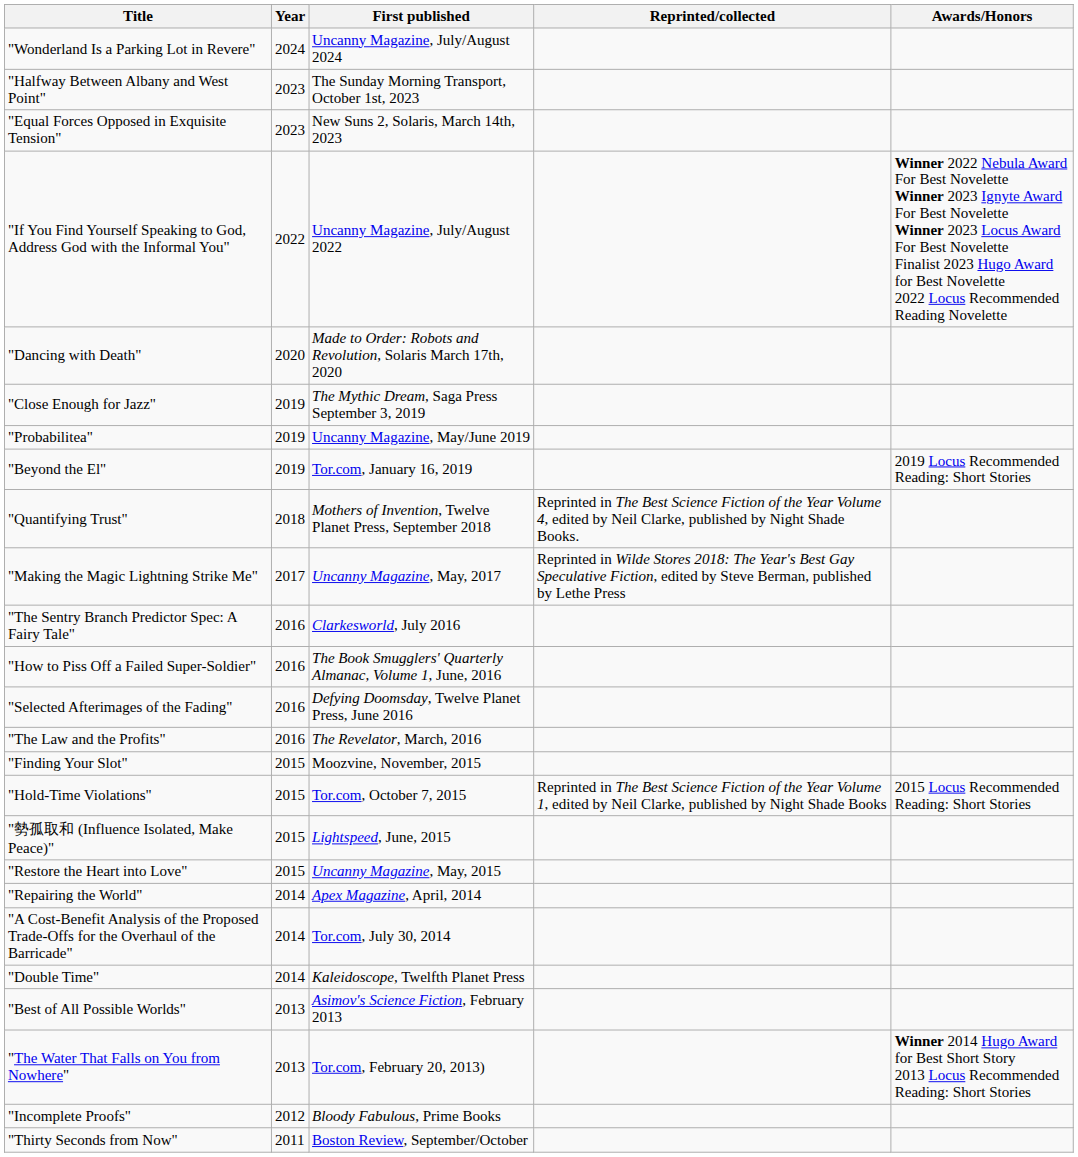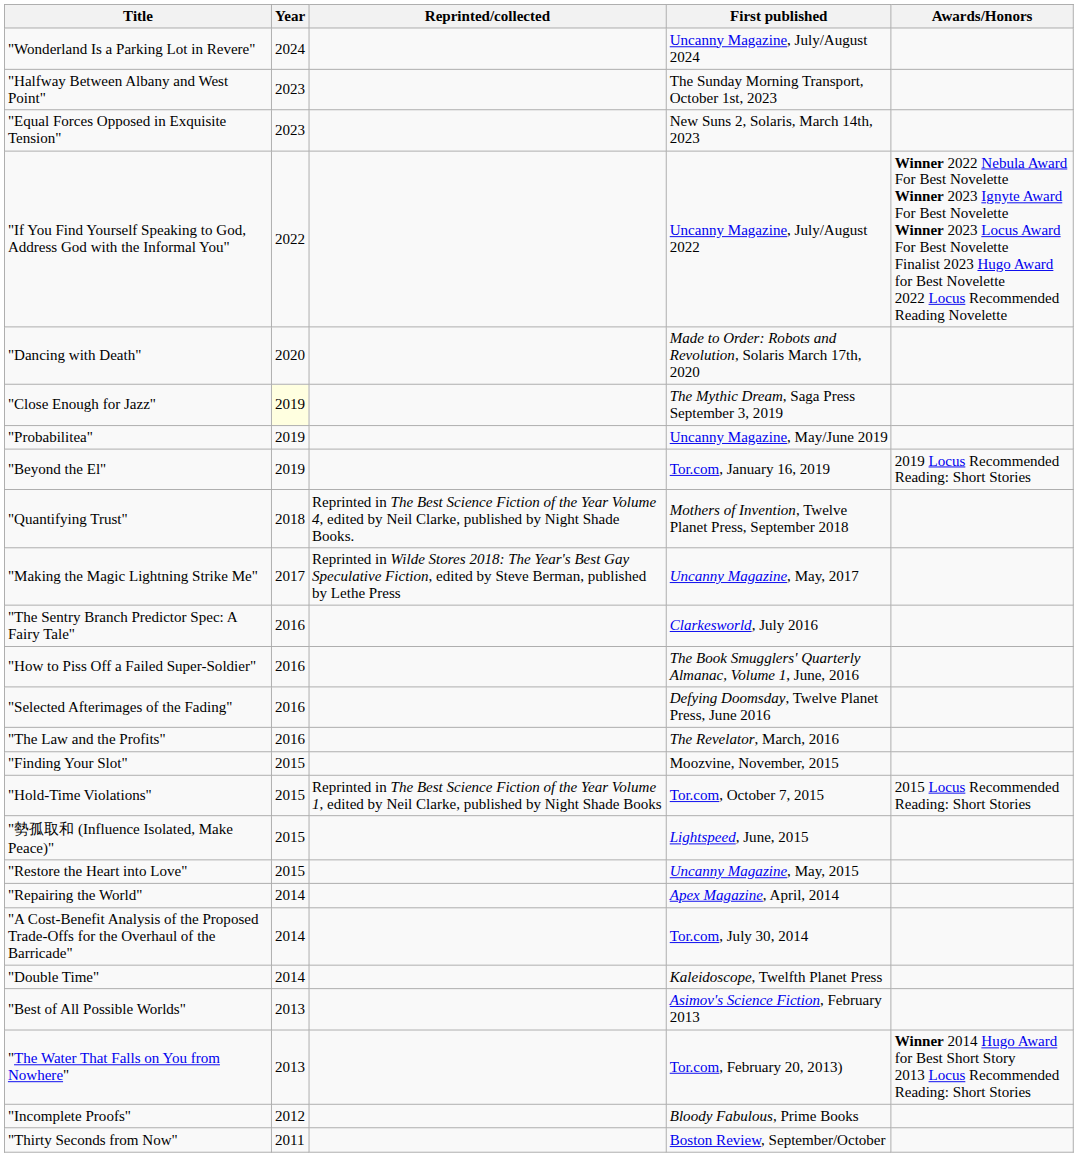columns swapped: (421, 16) <-> (712, 16)
(290, 404) no background -> (290, 404) lightyellow background
